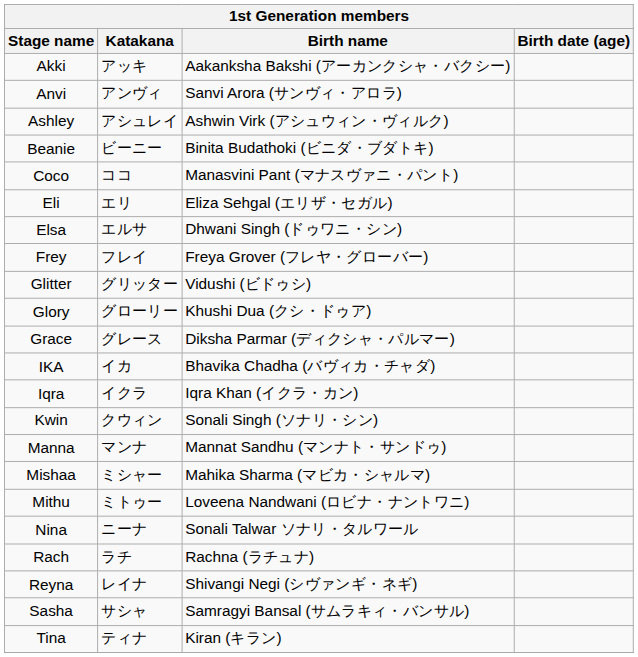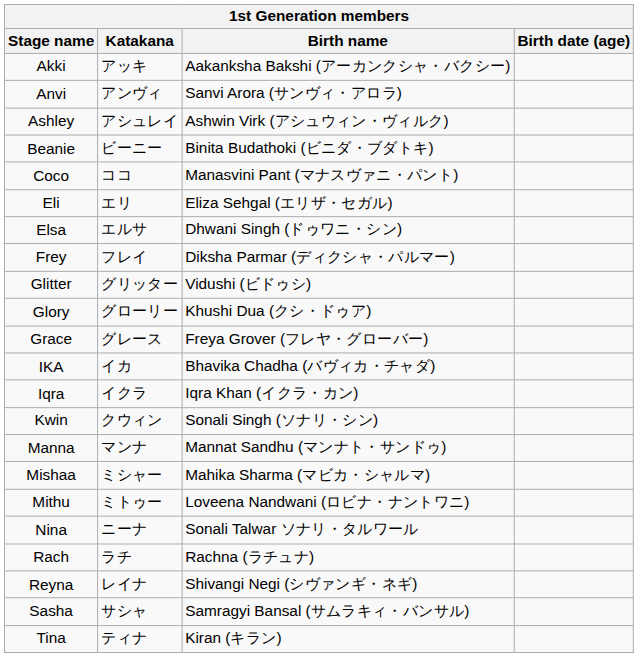(307, 257) Freya Grover (フレヤ・グローバー) -> (320, 257) Diksha Parmar (ディクシャ・パルマー)
(320, 338) Diksha Parmar (ディクシャ・パルマー) -> (307, 338) Freya Grover (フレヤ・グローバー)
